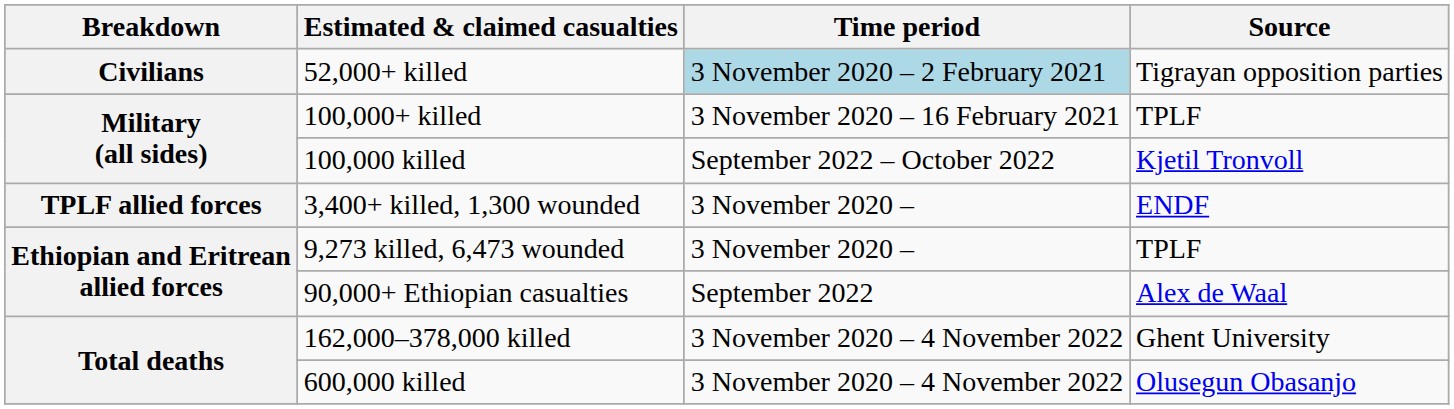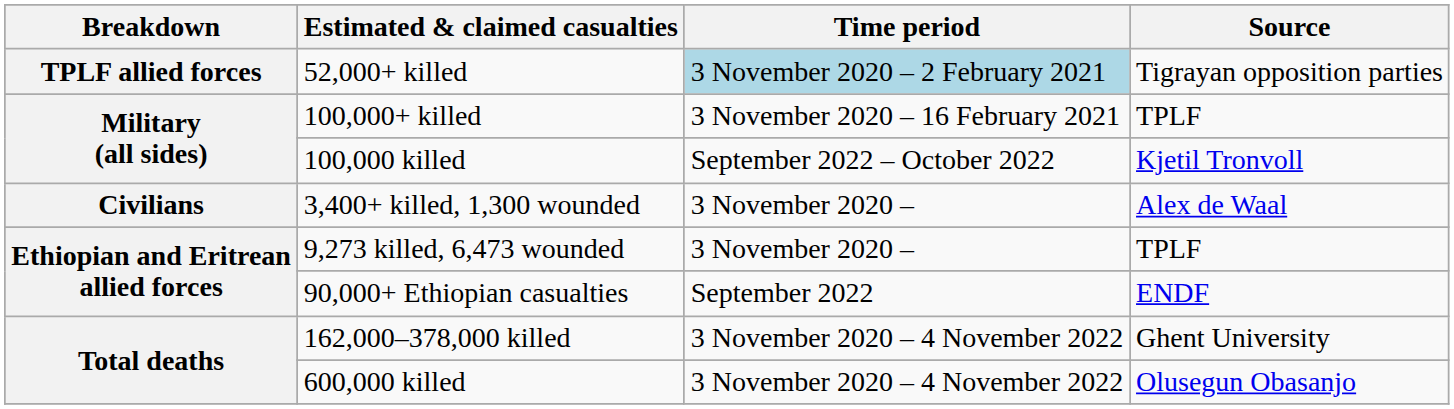(151, 71) Civilians -> (151, 71) TPLF allied forces
(151, 205) TPLF allied forces -> (151, 205) Civilians
(1173, 204) ENDF -> (1212, 204) Alex de Waal
(1212, 293) Alex de Waal -> (1173, 293) ENDF
